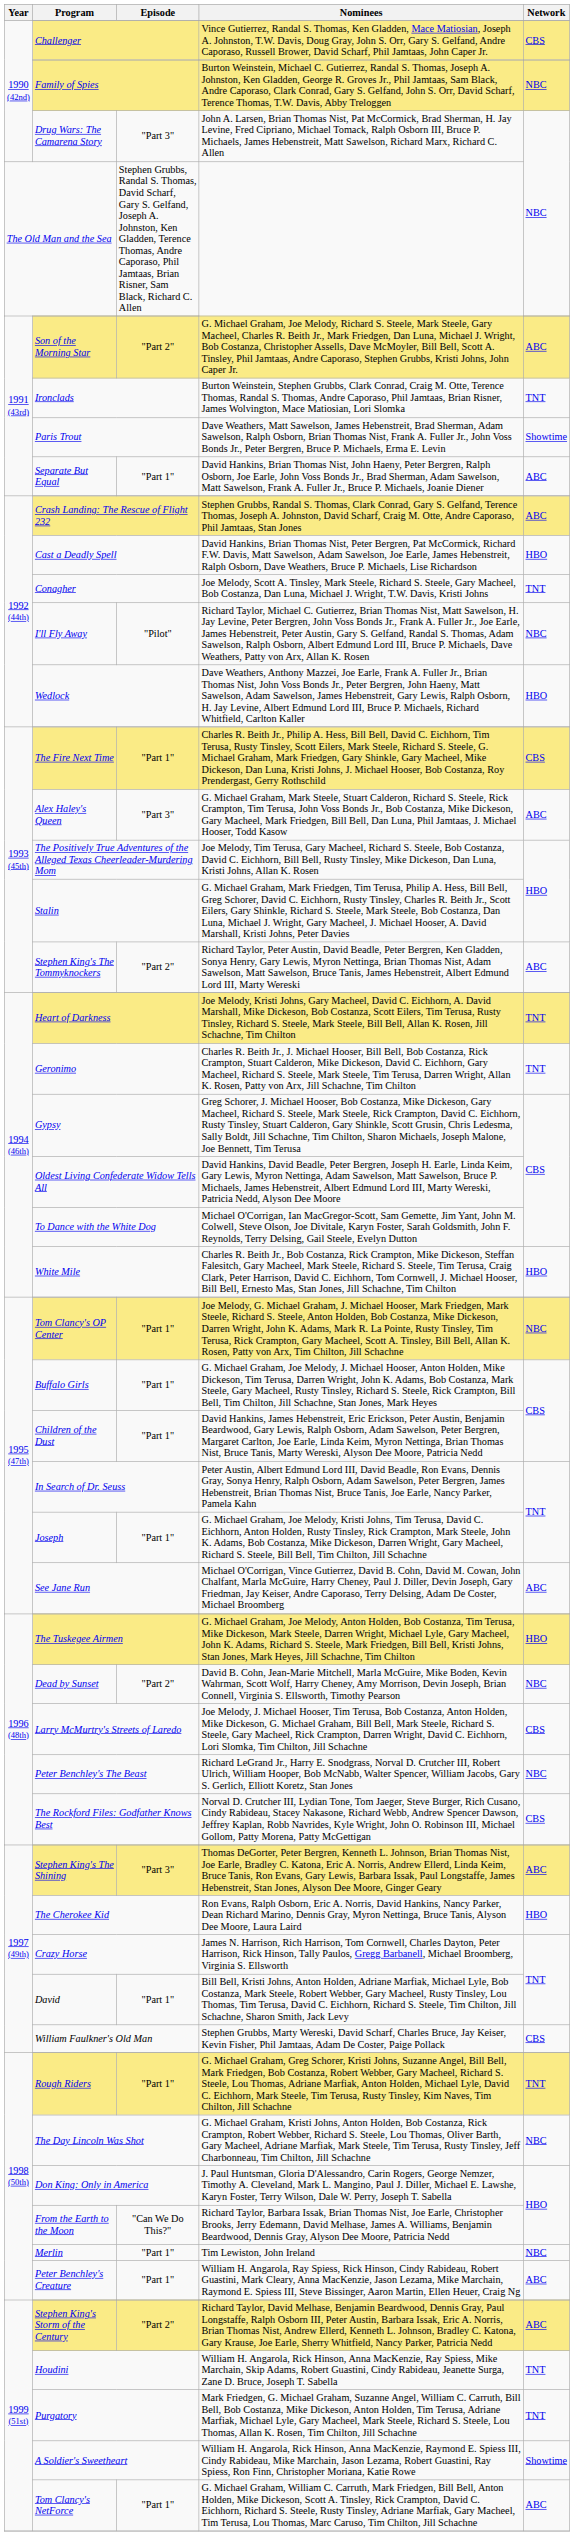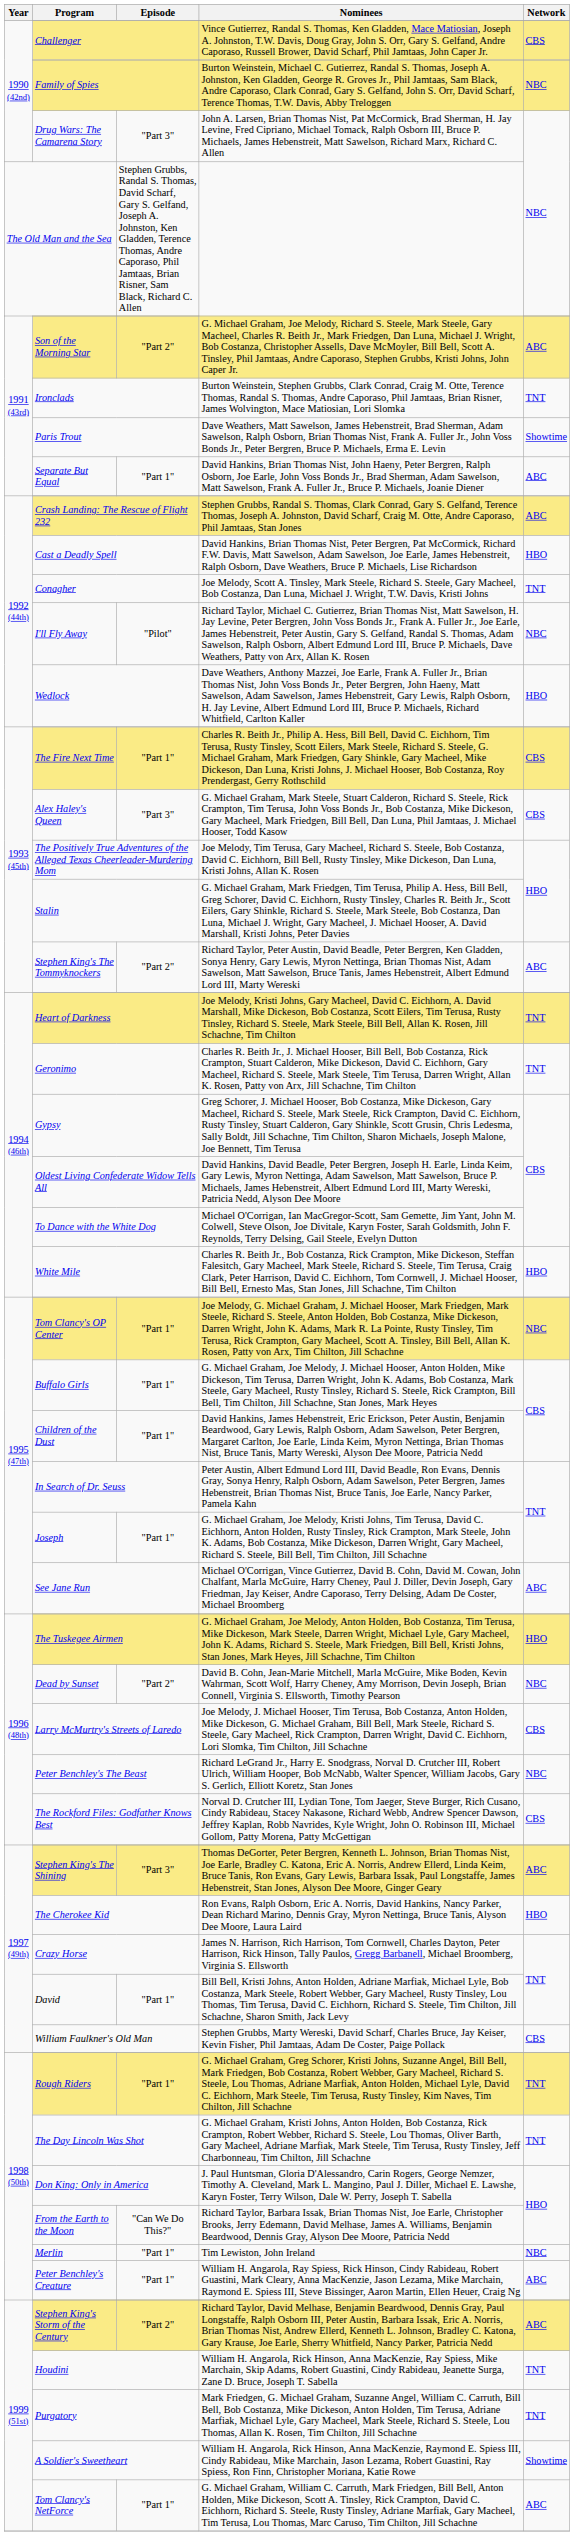(536, 814) ABC -> (535, 814) CBS
(536, 2140) NBC -> (535, 2140) TNT
